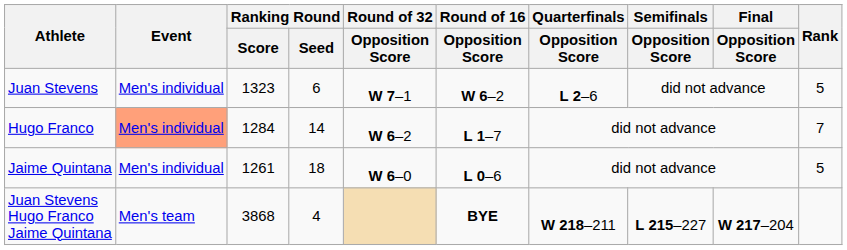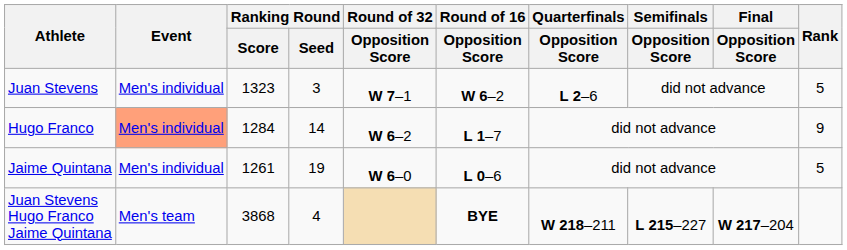(316, 88) 6 -> (316, 88) 3
(820, 128) 7 -> (820, 128) 9
(316, 168) 18 -> (316, 168) 19
